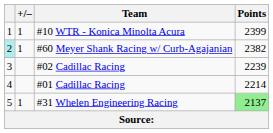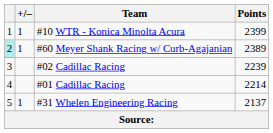(255, 49) 2382 -> (255, 49) 2389
(255, 102) lightgreen background -> (255, 102) no background
